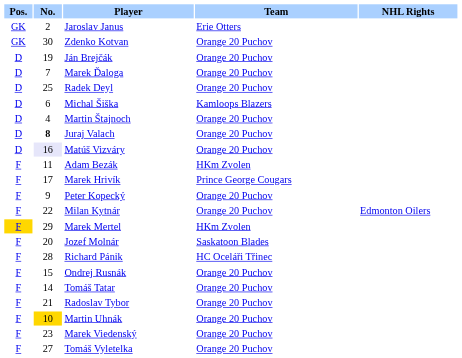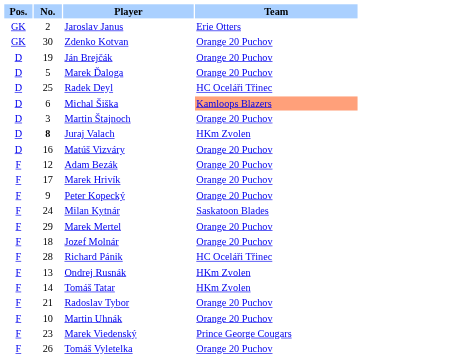- column: (408, 11)
(48, 72) 7 -> (48, 72) 5
(234, 88) Orange 20 Puchov -> (234, 88) HC Oceláři Třinec
(234, 103) no background -> (234, 103) lightsalmon background
(48, 119) 4 -> (48, 119) 3
(234, 134) Orange 20 Puchov -> (223, 134) HKm Zvolen
(48, 149) lavender background -> (48, 149) no background
(48, 165) 11 -> (48, 165) 12
(223, 165) HKm Zvolen -> (234, 165) Orange 20 Puchov
(244, 180) Prince George Cougars -> (234, 180) Orange 20 Puchov
(48, 211) 22 -> (48, 211) 24
(234, 211) Orange 20 Puchov -> (233, 211) Saskatoon Blades
(18, 226) gold background -> (18, 226) no background
(223, 226) HKm Zvolen -> (234, 226) Orange 20 Puchov
(48, 241) 20 -> (48, 241) 18
(233, 241) Saskatoon Blades -> (234, 241) Orange 20 Puchov
(48, 272) 15 -> (48, 272) 13
(234, 272) Orange 20 Puchov -> (223, 272) HKm Zvolen
(234, 287) Orange 20 Puchov -> (223, 287) HKm Zvolen
(48, 318) gold background -> (48, 318) no background
(234, 334) Orange 20 Puchov -> (244, 334) Prince George Cougars
(48, 349) 27 -> (48, 349) 26
